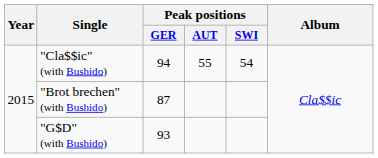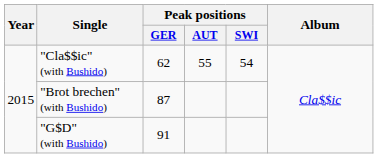(164, 63) 94 -> (164, 63) 62
(164, 135) 93 -> (164, 135) 91
